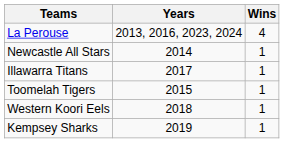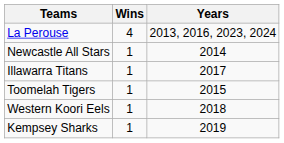columns swapped: (262, 14) <-> (179, 14)
